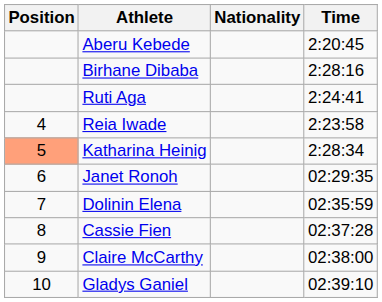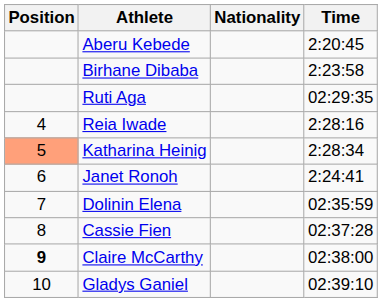(336, 71) 2:28:16 -> (336, 71) 2:23:58
(336, 97) 2:24:41 -> (341, 97) 02:29:35
(336, 124) 2:23:58 -> (336, 124) 2:28:16
(341, 177) 02:29:35 -> (336, 177) 2:24:41
(42, 257) normal -> (42, 257) bold
